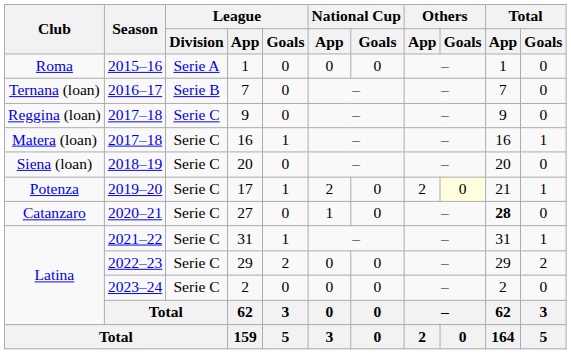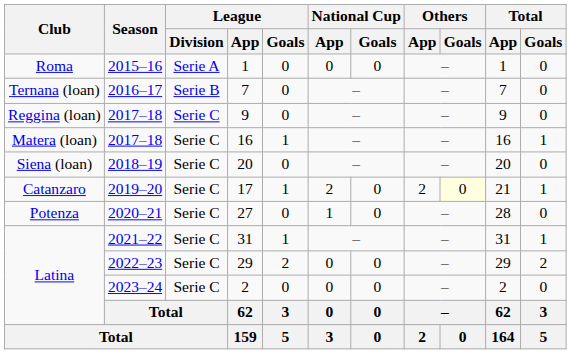(54, 189) Potenza -> (54, 189) Catanzaro
(54, 213) Catanzaro -> (54, 213) Potenza
(503, 213) bold -> (503, 213) normal
